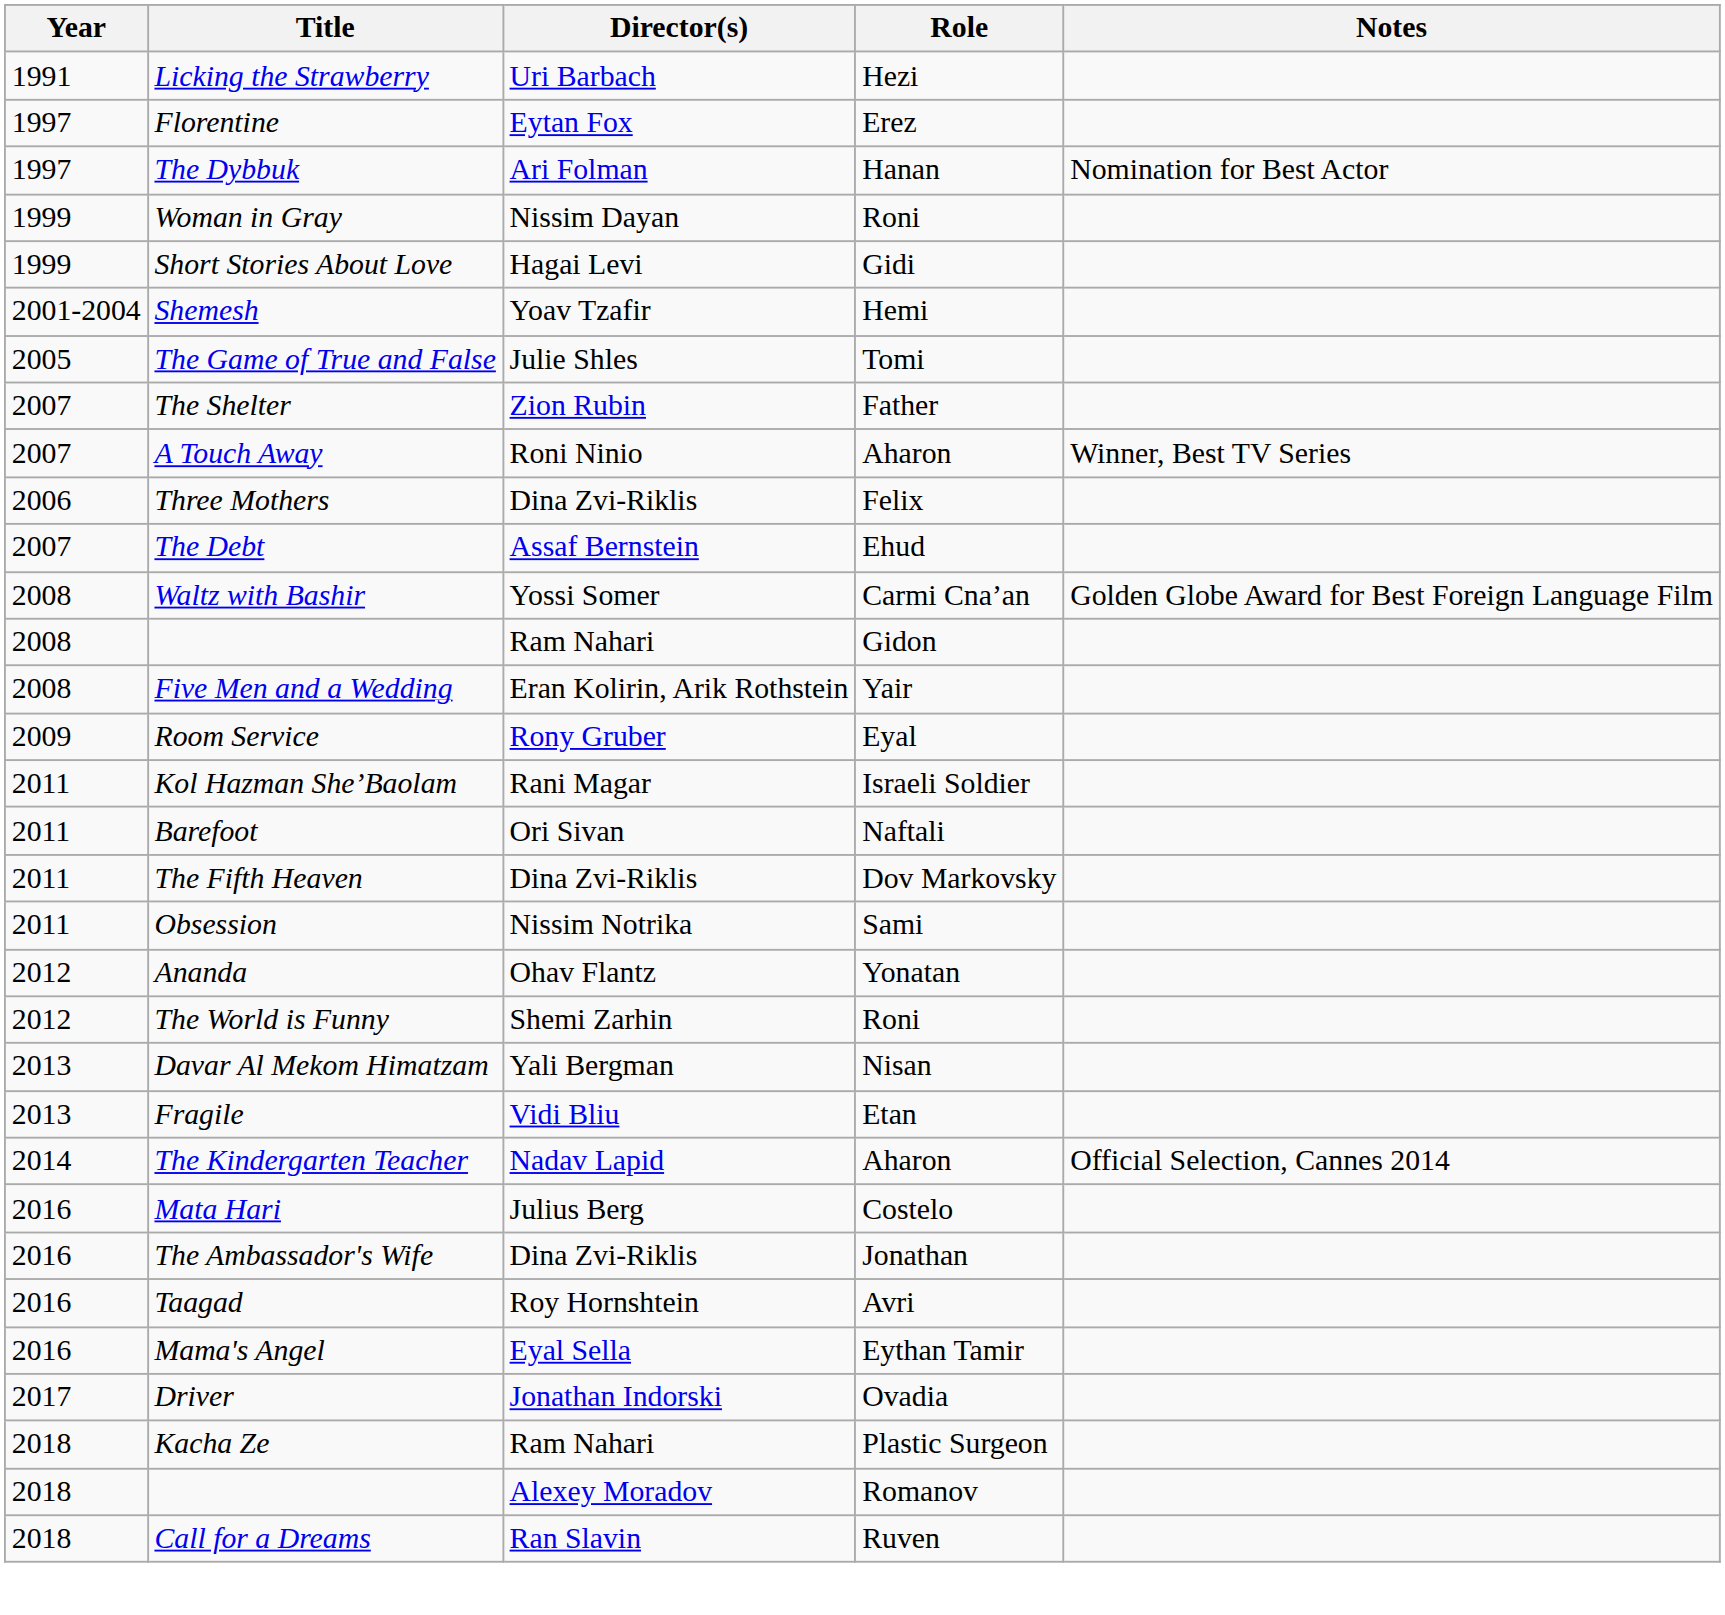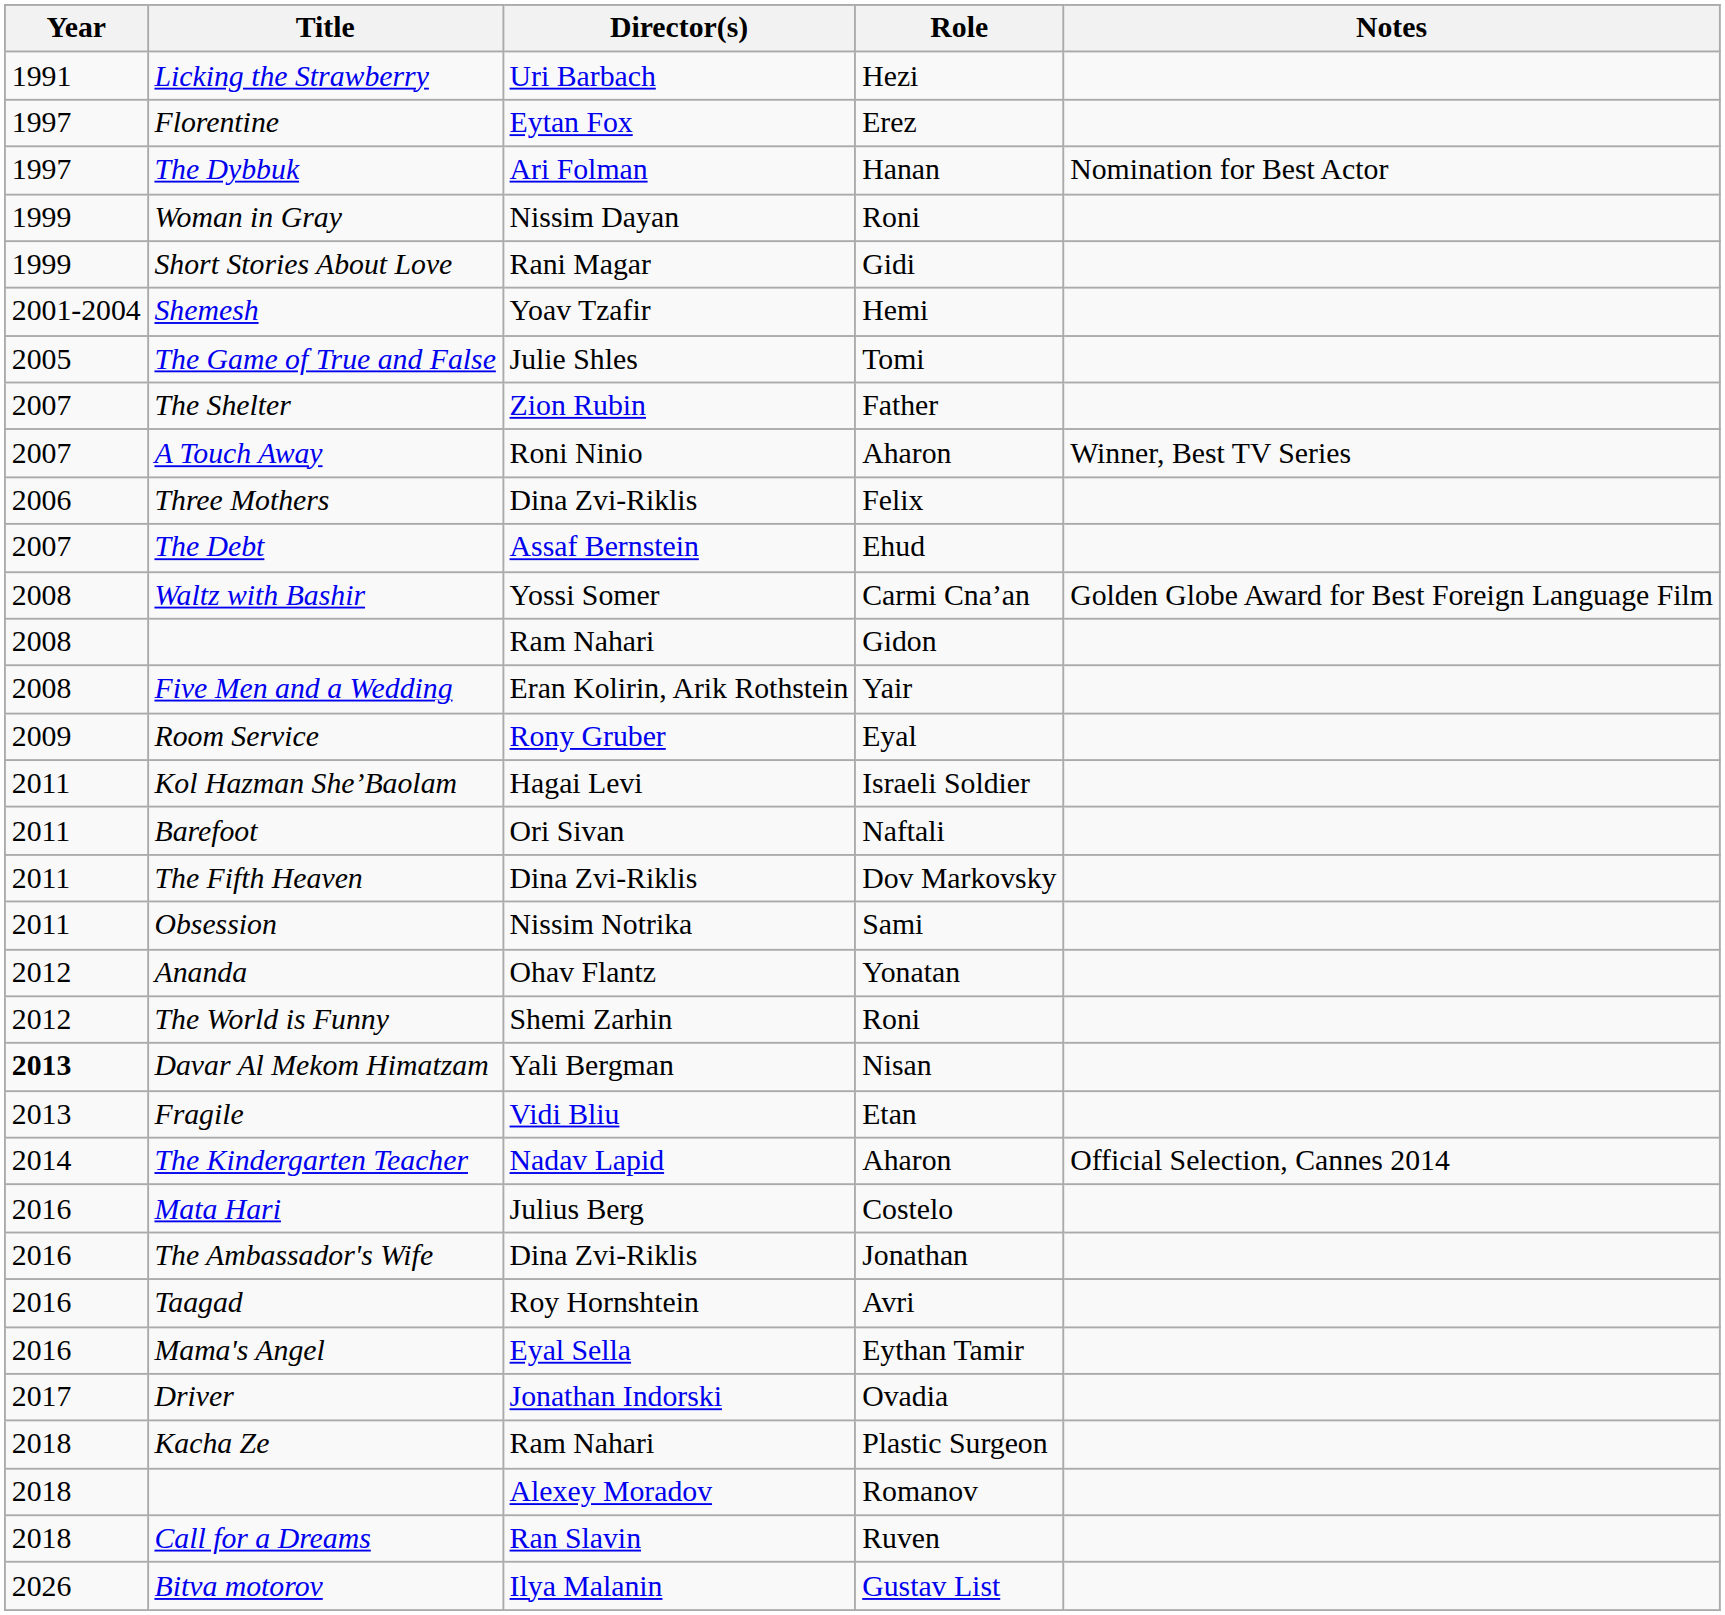(576, 264) Hagai Levi -> (580, 264) Rani Magar
(580, 783) Rani Magar -> (576, 783) Hagai Levi
(42, 1066) normal -> (42, 1066) bold
+ row: (239, 1585)
